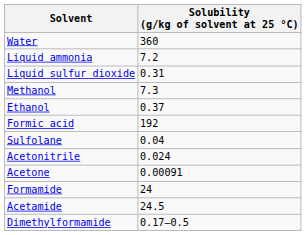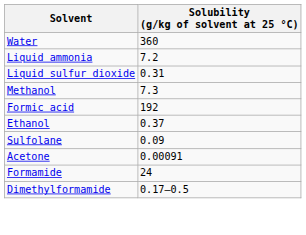rows swapped: (28, 107) <-> (41, 124)
(152, 140) 0.04 -> (152, 140) 0.09
- row: (44, 157)
- row: (34, 206)
